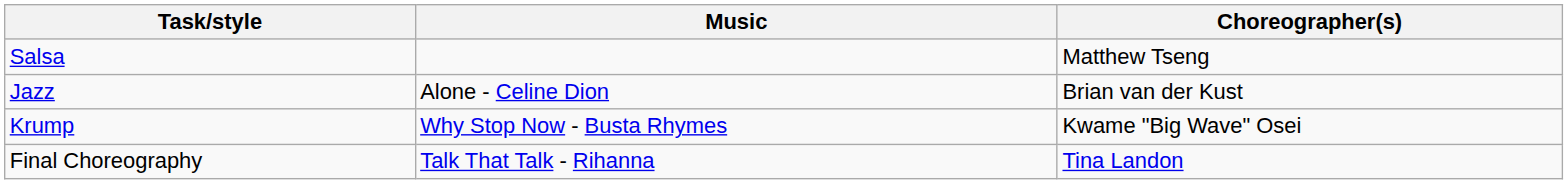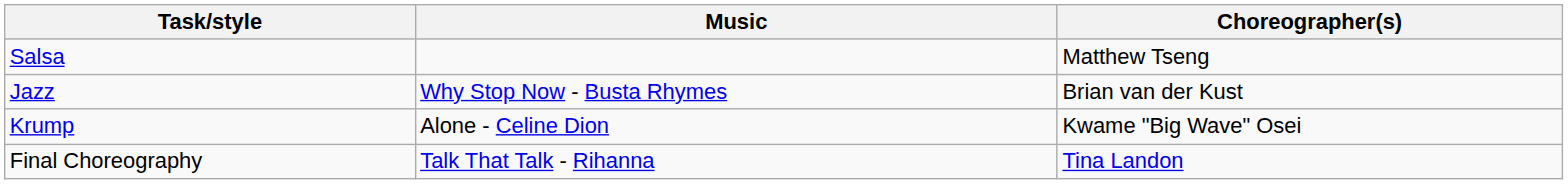(515, 91) Alone - Celine Dion -> (574, 91) Why Stop Now - Busta Rhymes
(574, 126) Why Stop Now - Busta Rhymes -> (515, 126) Alone - Celine Dion
